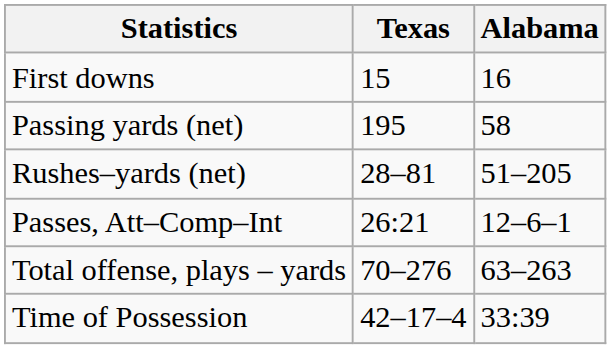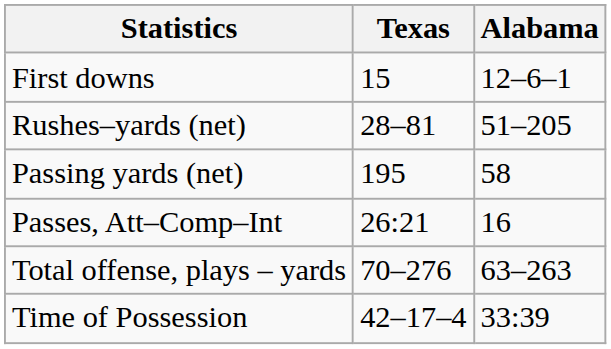(496, 76) 16 -> (526, 76) 12–6–1
rows swapped: (129, 173) <-> (128, 125)
(526, 221) 12–6–1 -> (496, 221) 16
